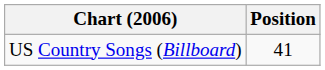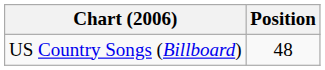(283, 49) 41 -> (283, 49) 48
